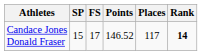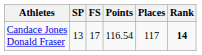(78, 36) 15 -> (78, 36) 13
(119, 36) 146.52 -> (119, 36) 116.54
